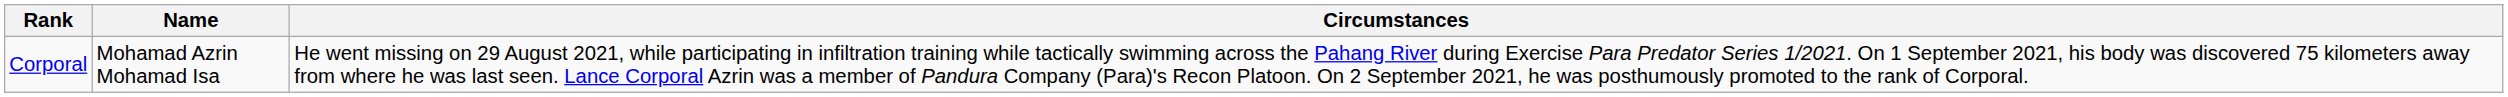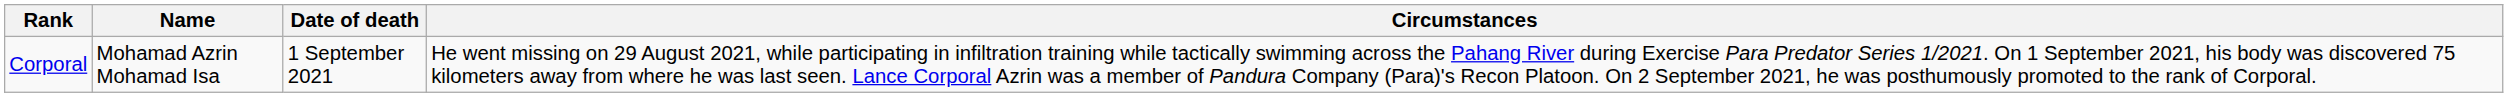+ column: (355, 20)
